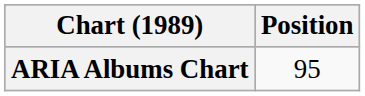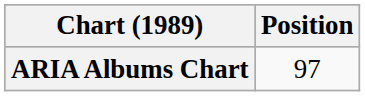(307, 68) 95 -> (307, 68) 97
